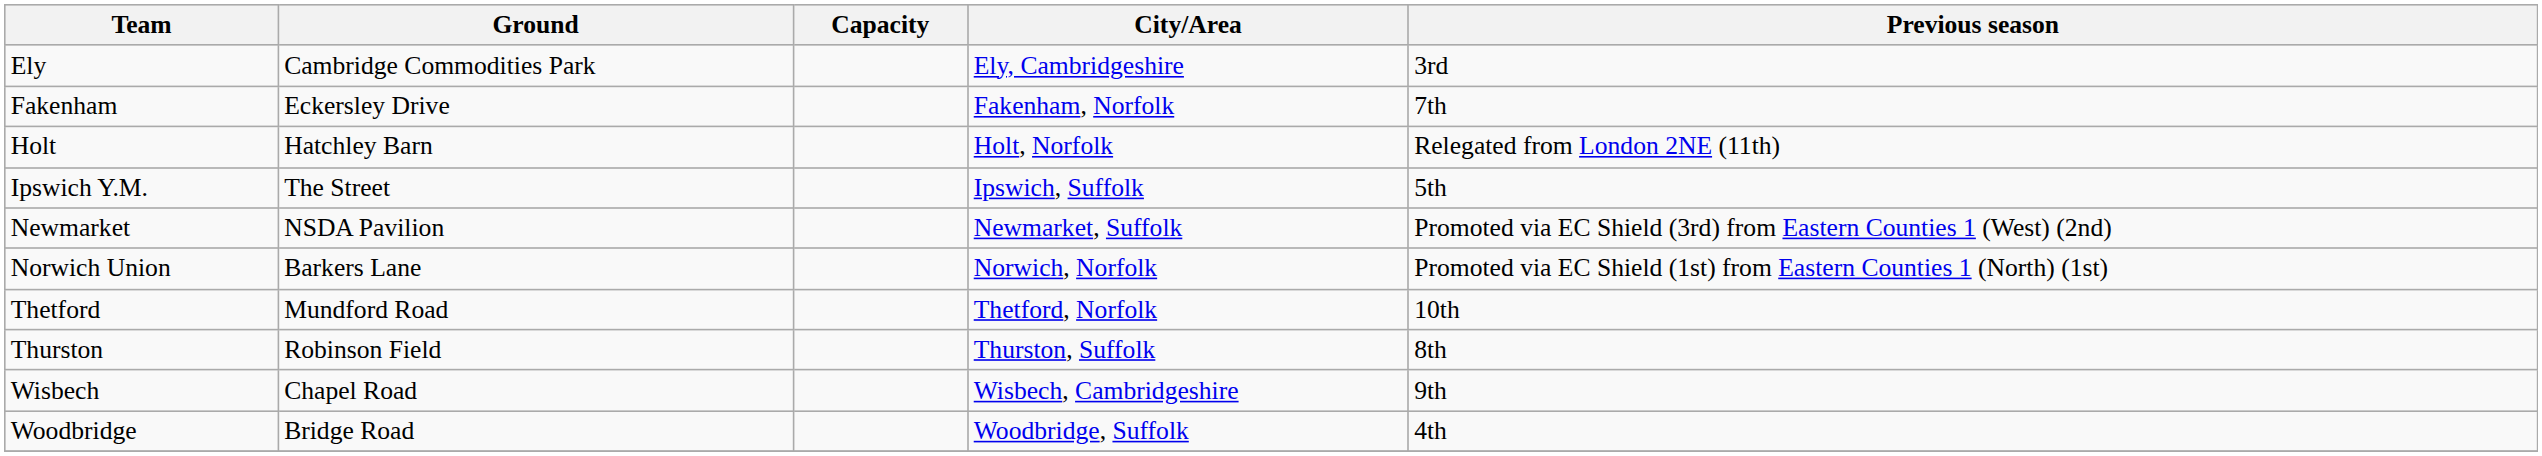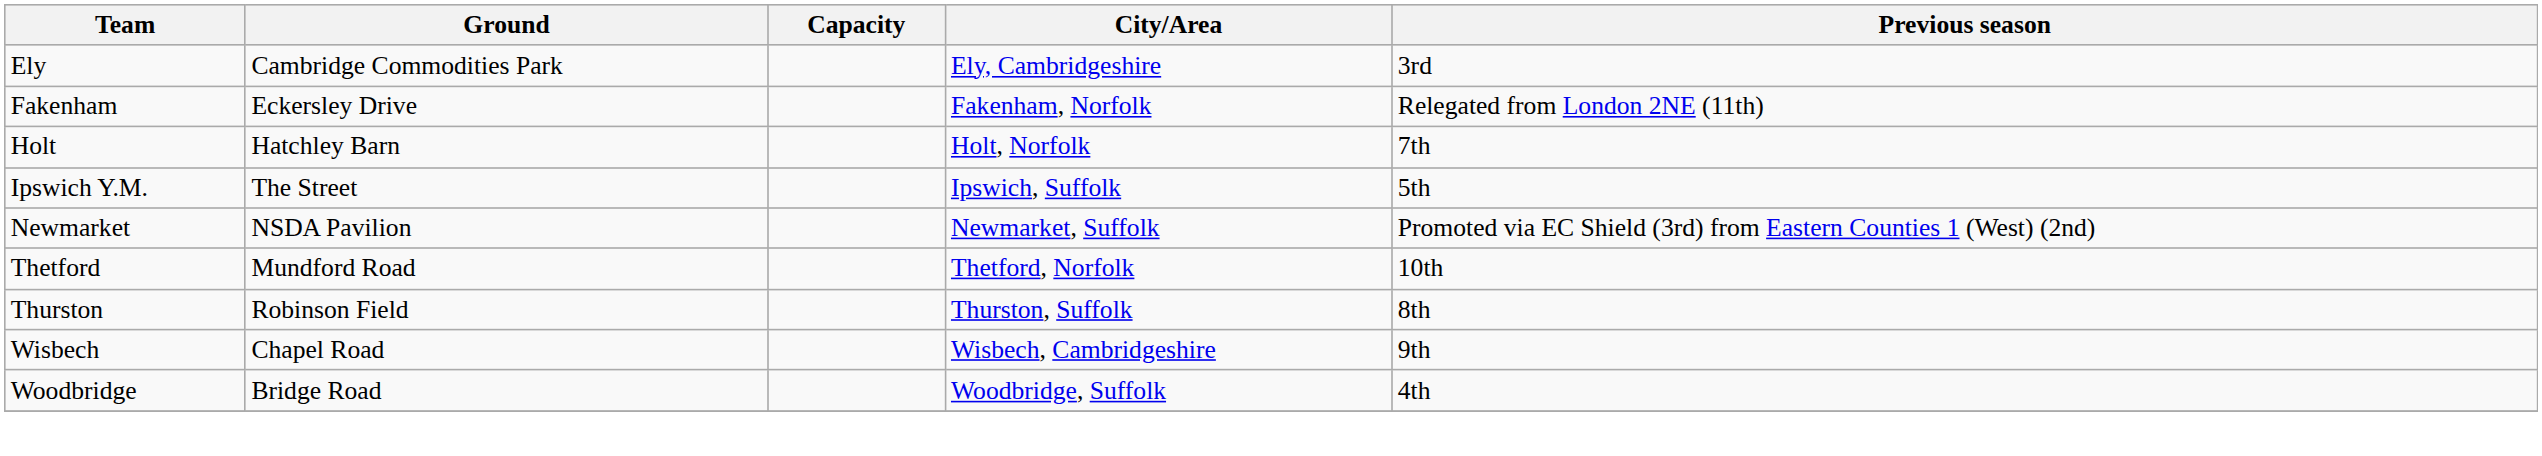(1431, 106) 7th -> (1581, 106) Relegated from London 2NE (11th)
(1597, 146) Relegated from London 2NE (11th) -> (1414, 146) 7th
- row: (91, 268)
